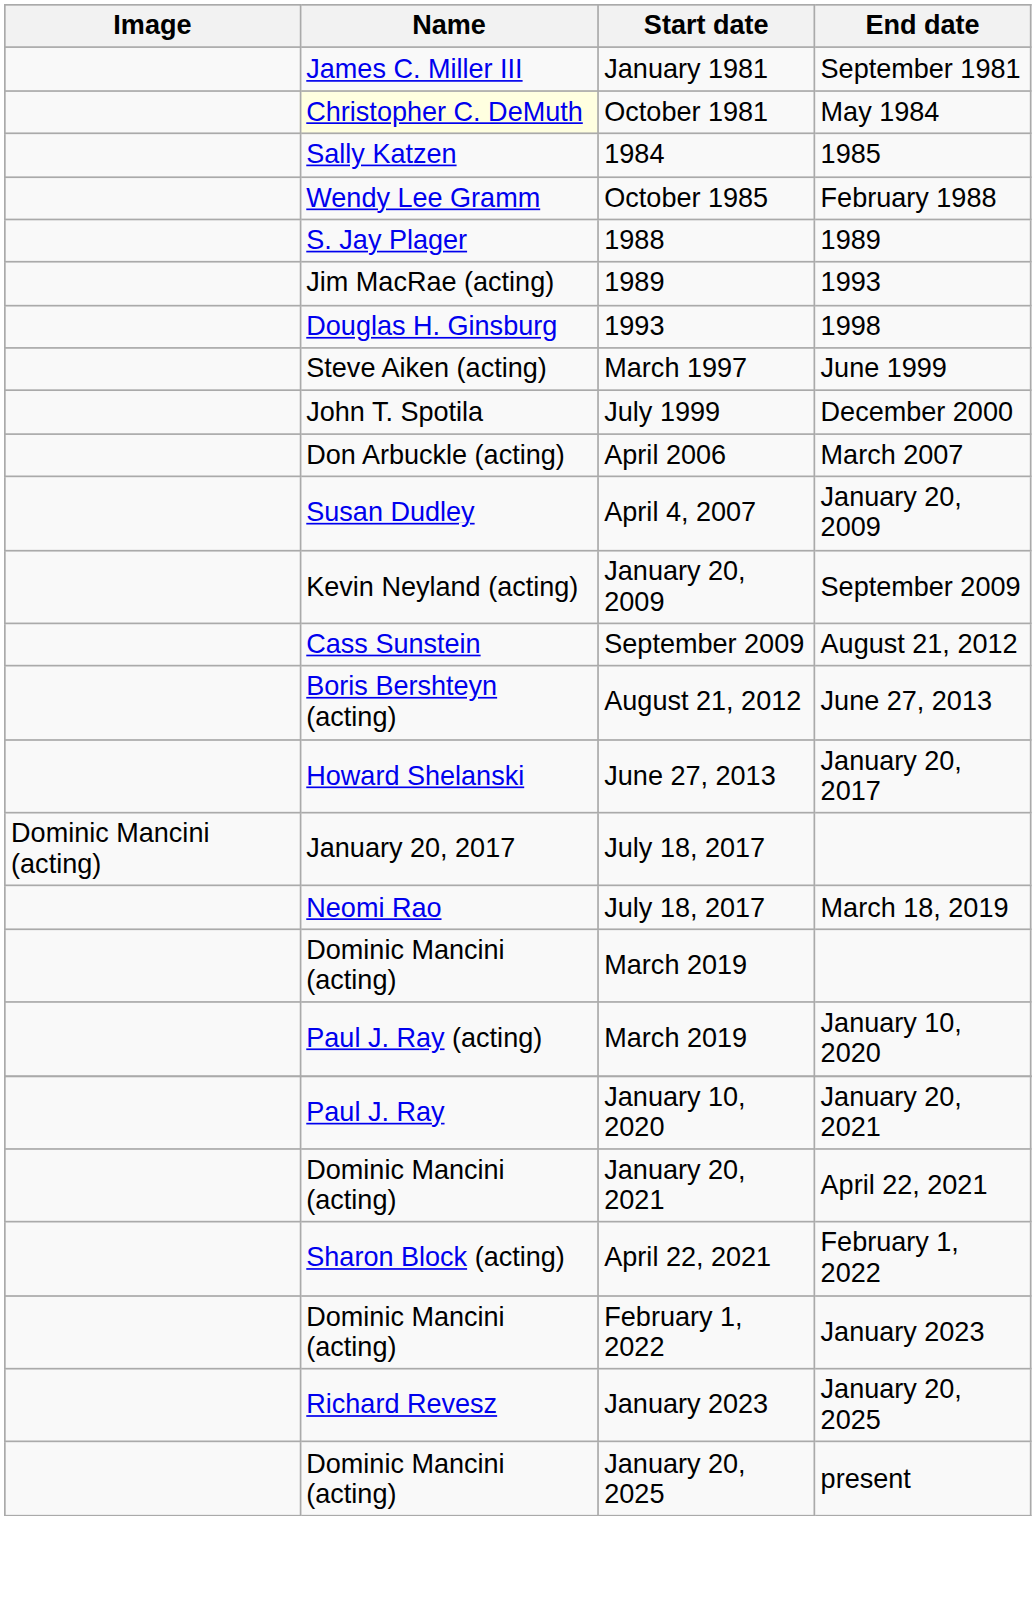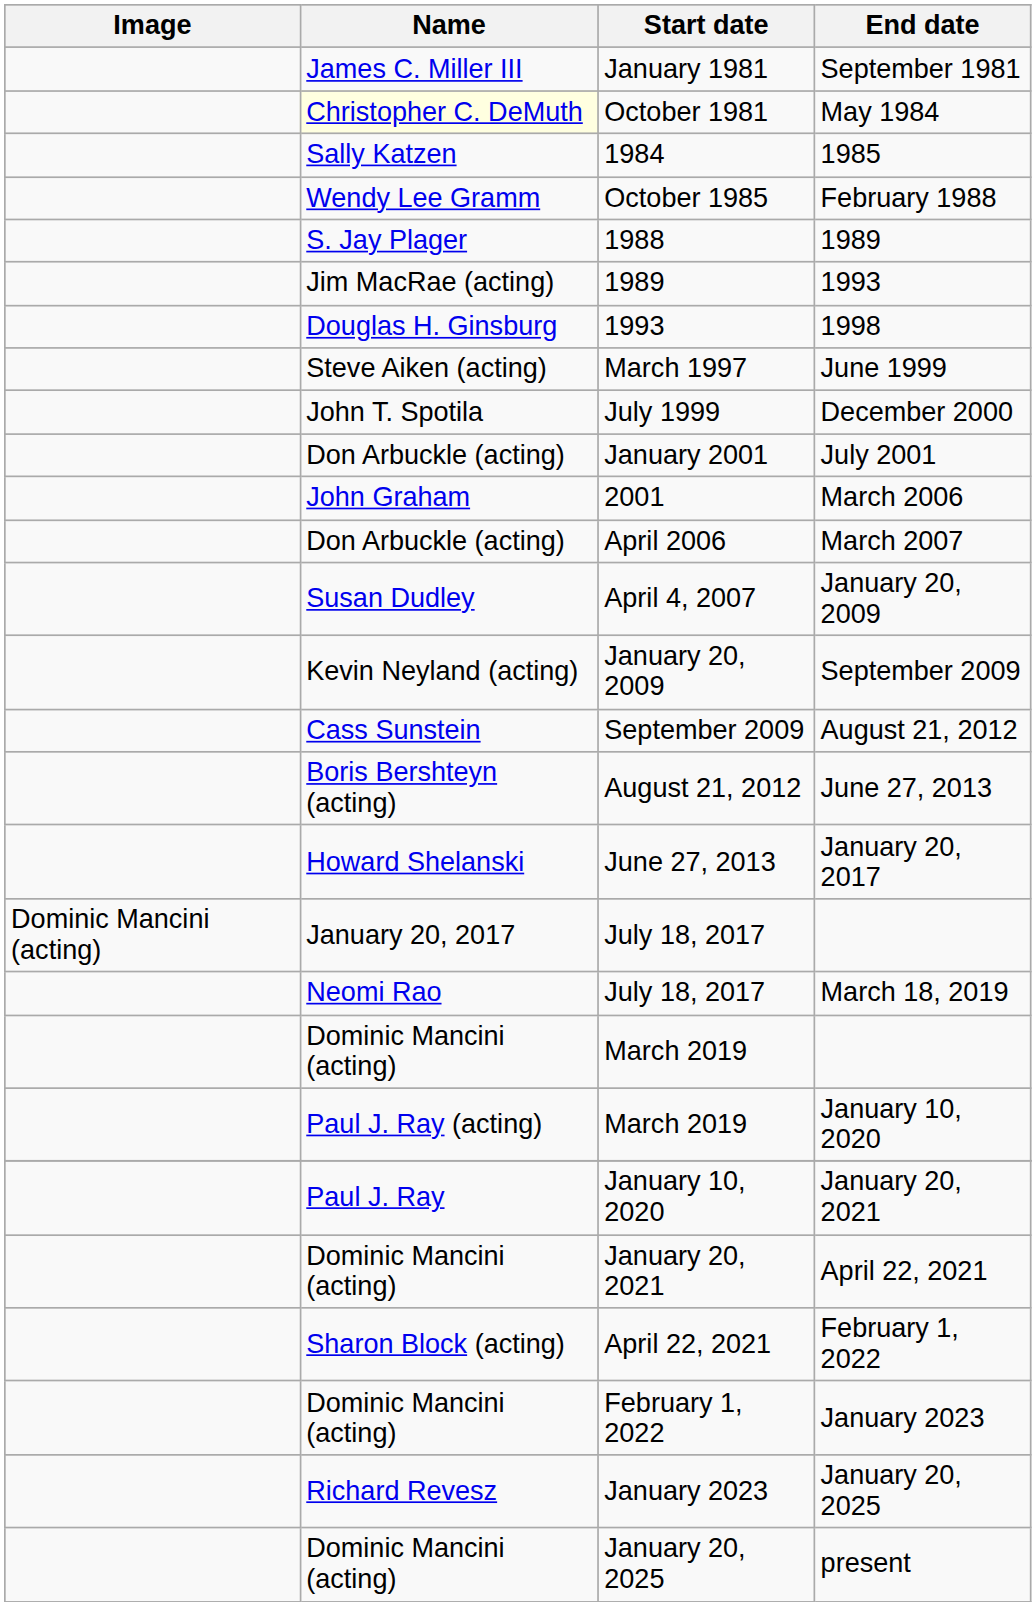+ row: (686, 454)
+ row: (634, 497)
